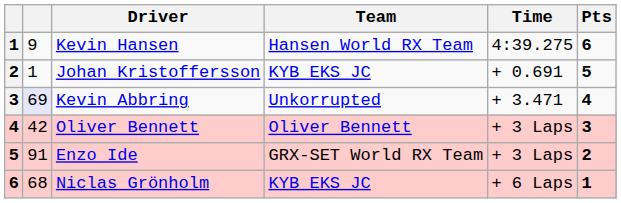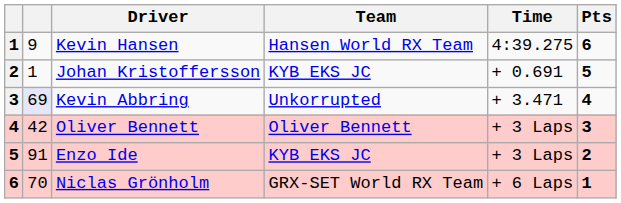(376, 156) GRX-SET World RX Team -> (320, 156) KYB EKS JC
(37, 184) 68 -> (37, 184) 70
(320, 184) KYB EKS JC -> (376, 184) GRX-SET World RX Team
